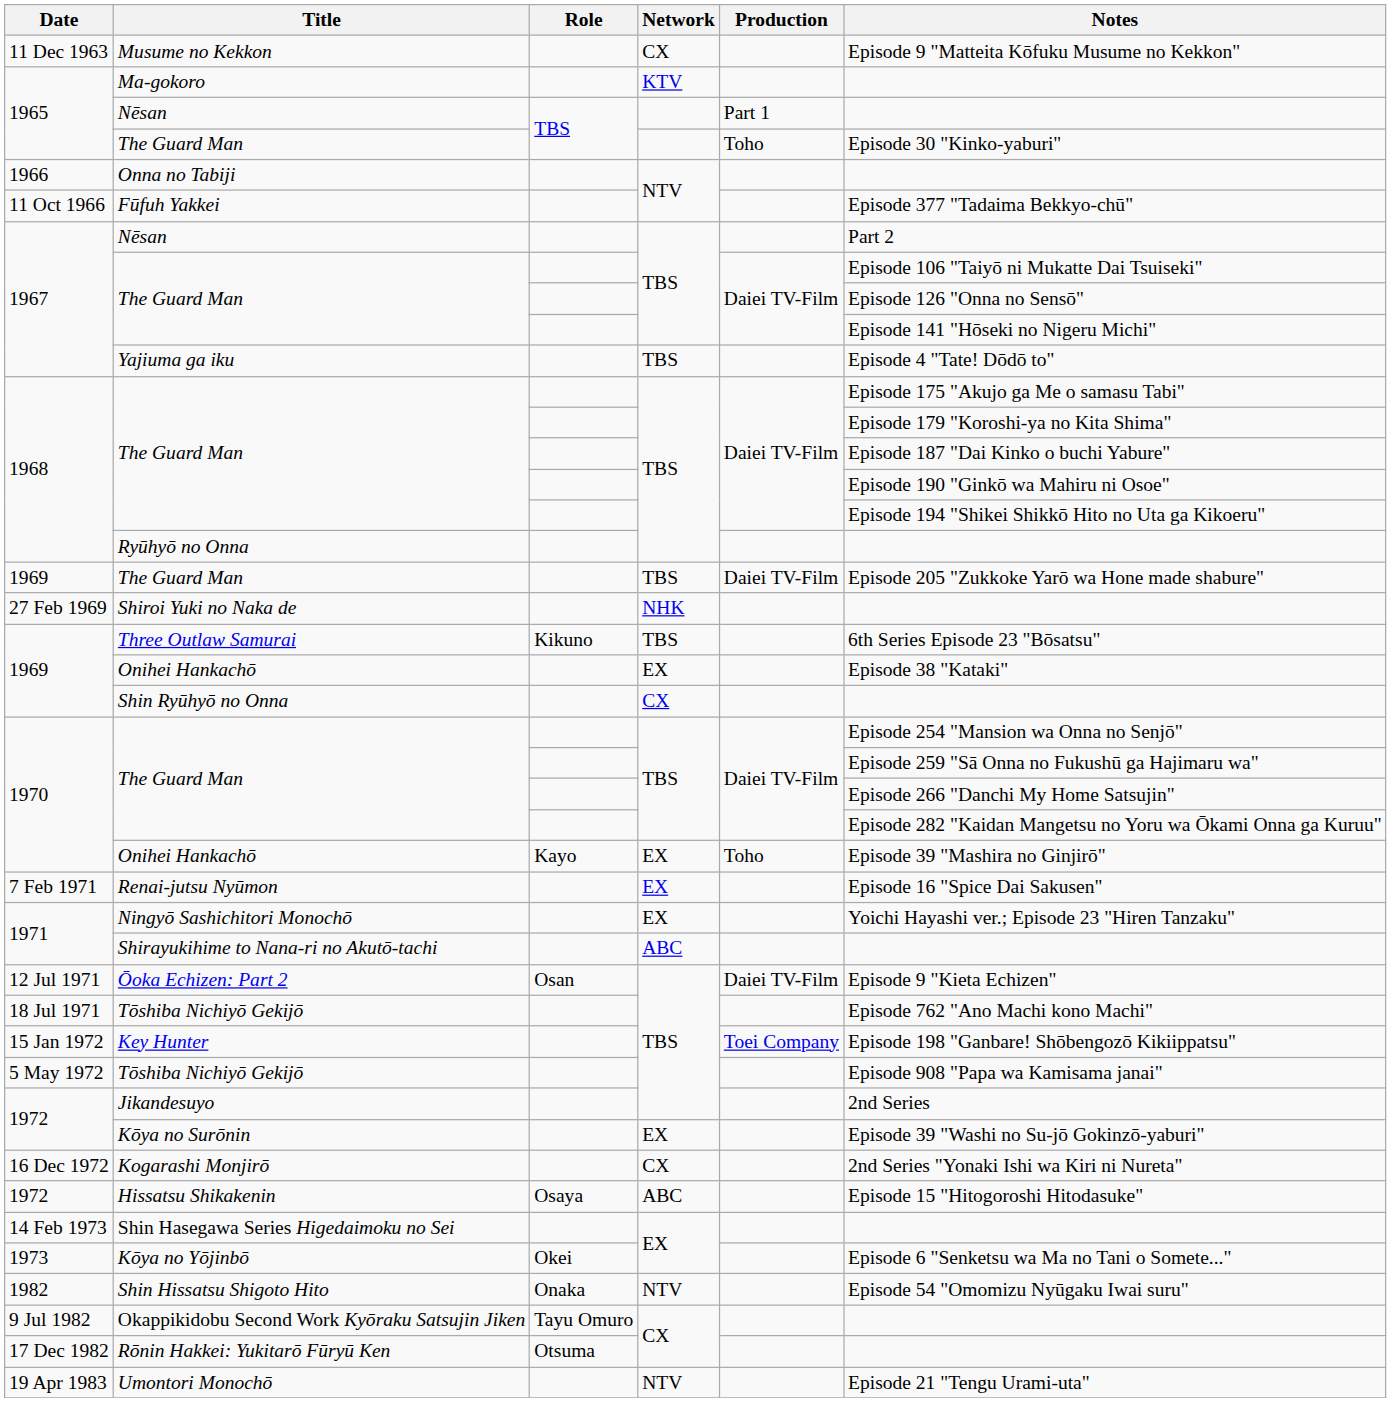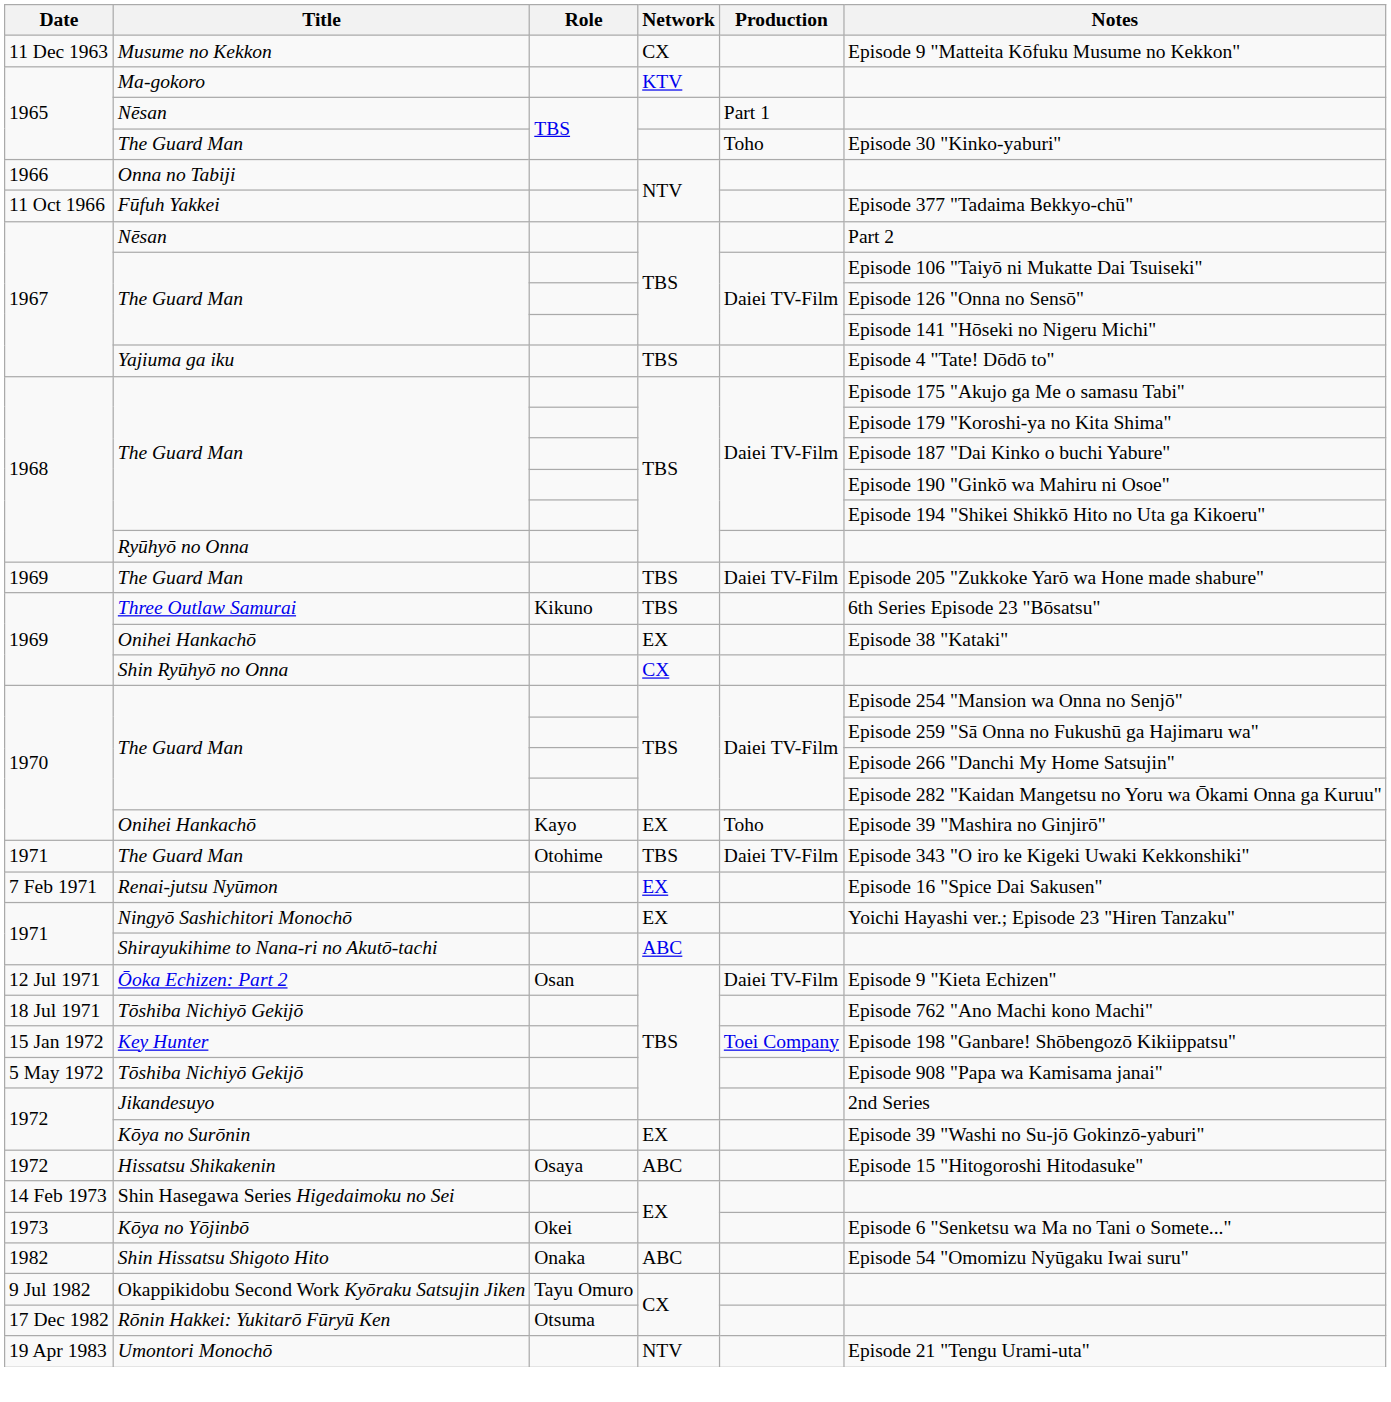- row: (58, 608)
+ row: (29, 855)
- row: (59, 1165)
(662, 1289) NTV -> (662, 1258) ABC
